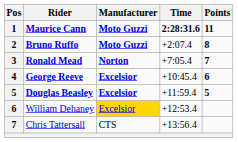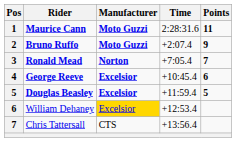(181, 28) bold -> (180, 28) normal
(207, 44) 8 -> (206, 44) 9
